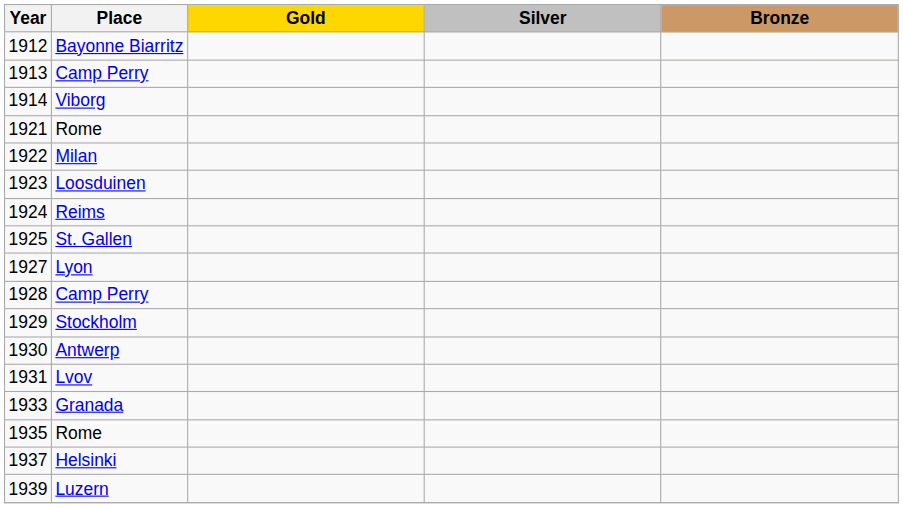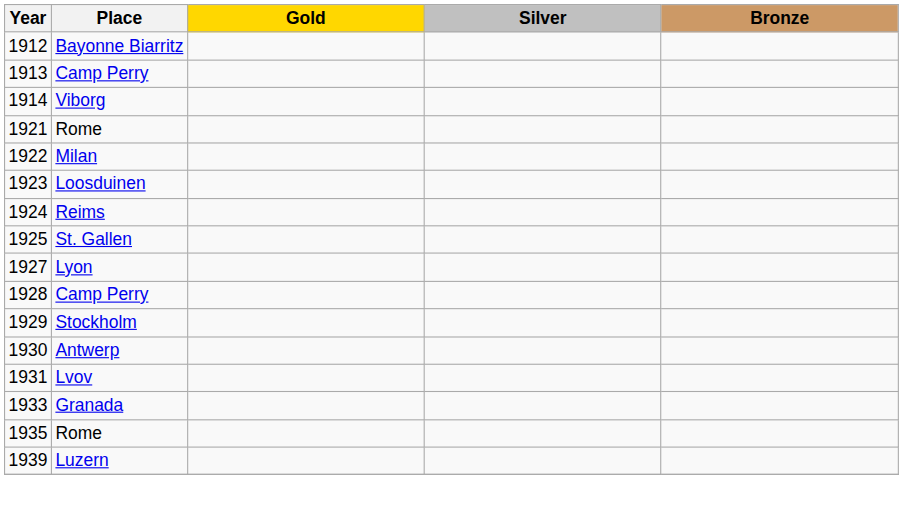- row: (28, 460)
